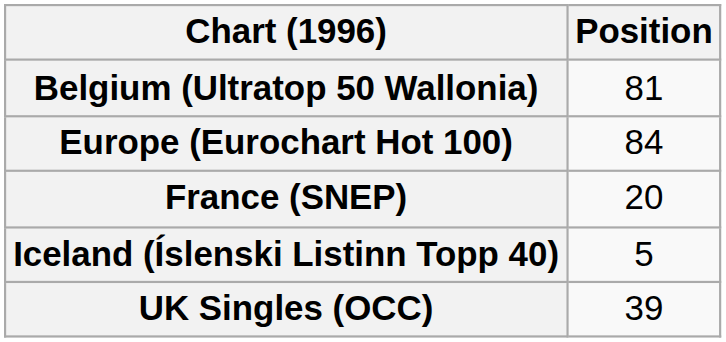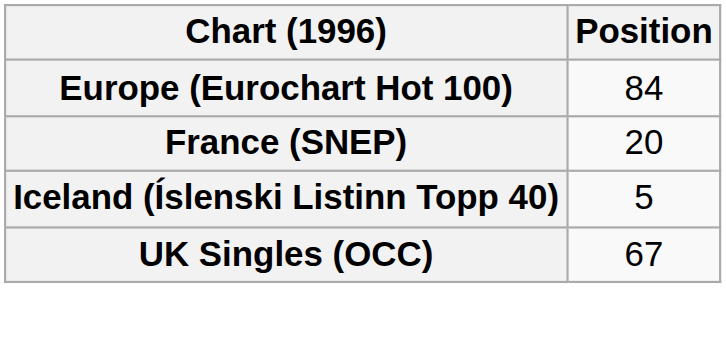- row: (286, 87)
(644, 308) 39 -> (644, 253) 67
